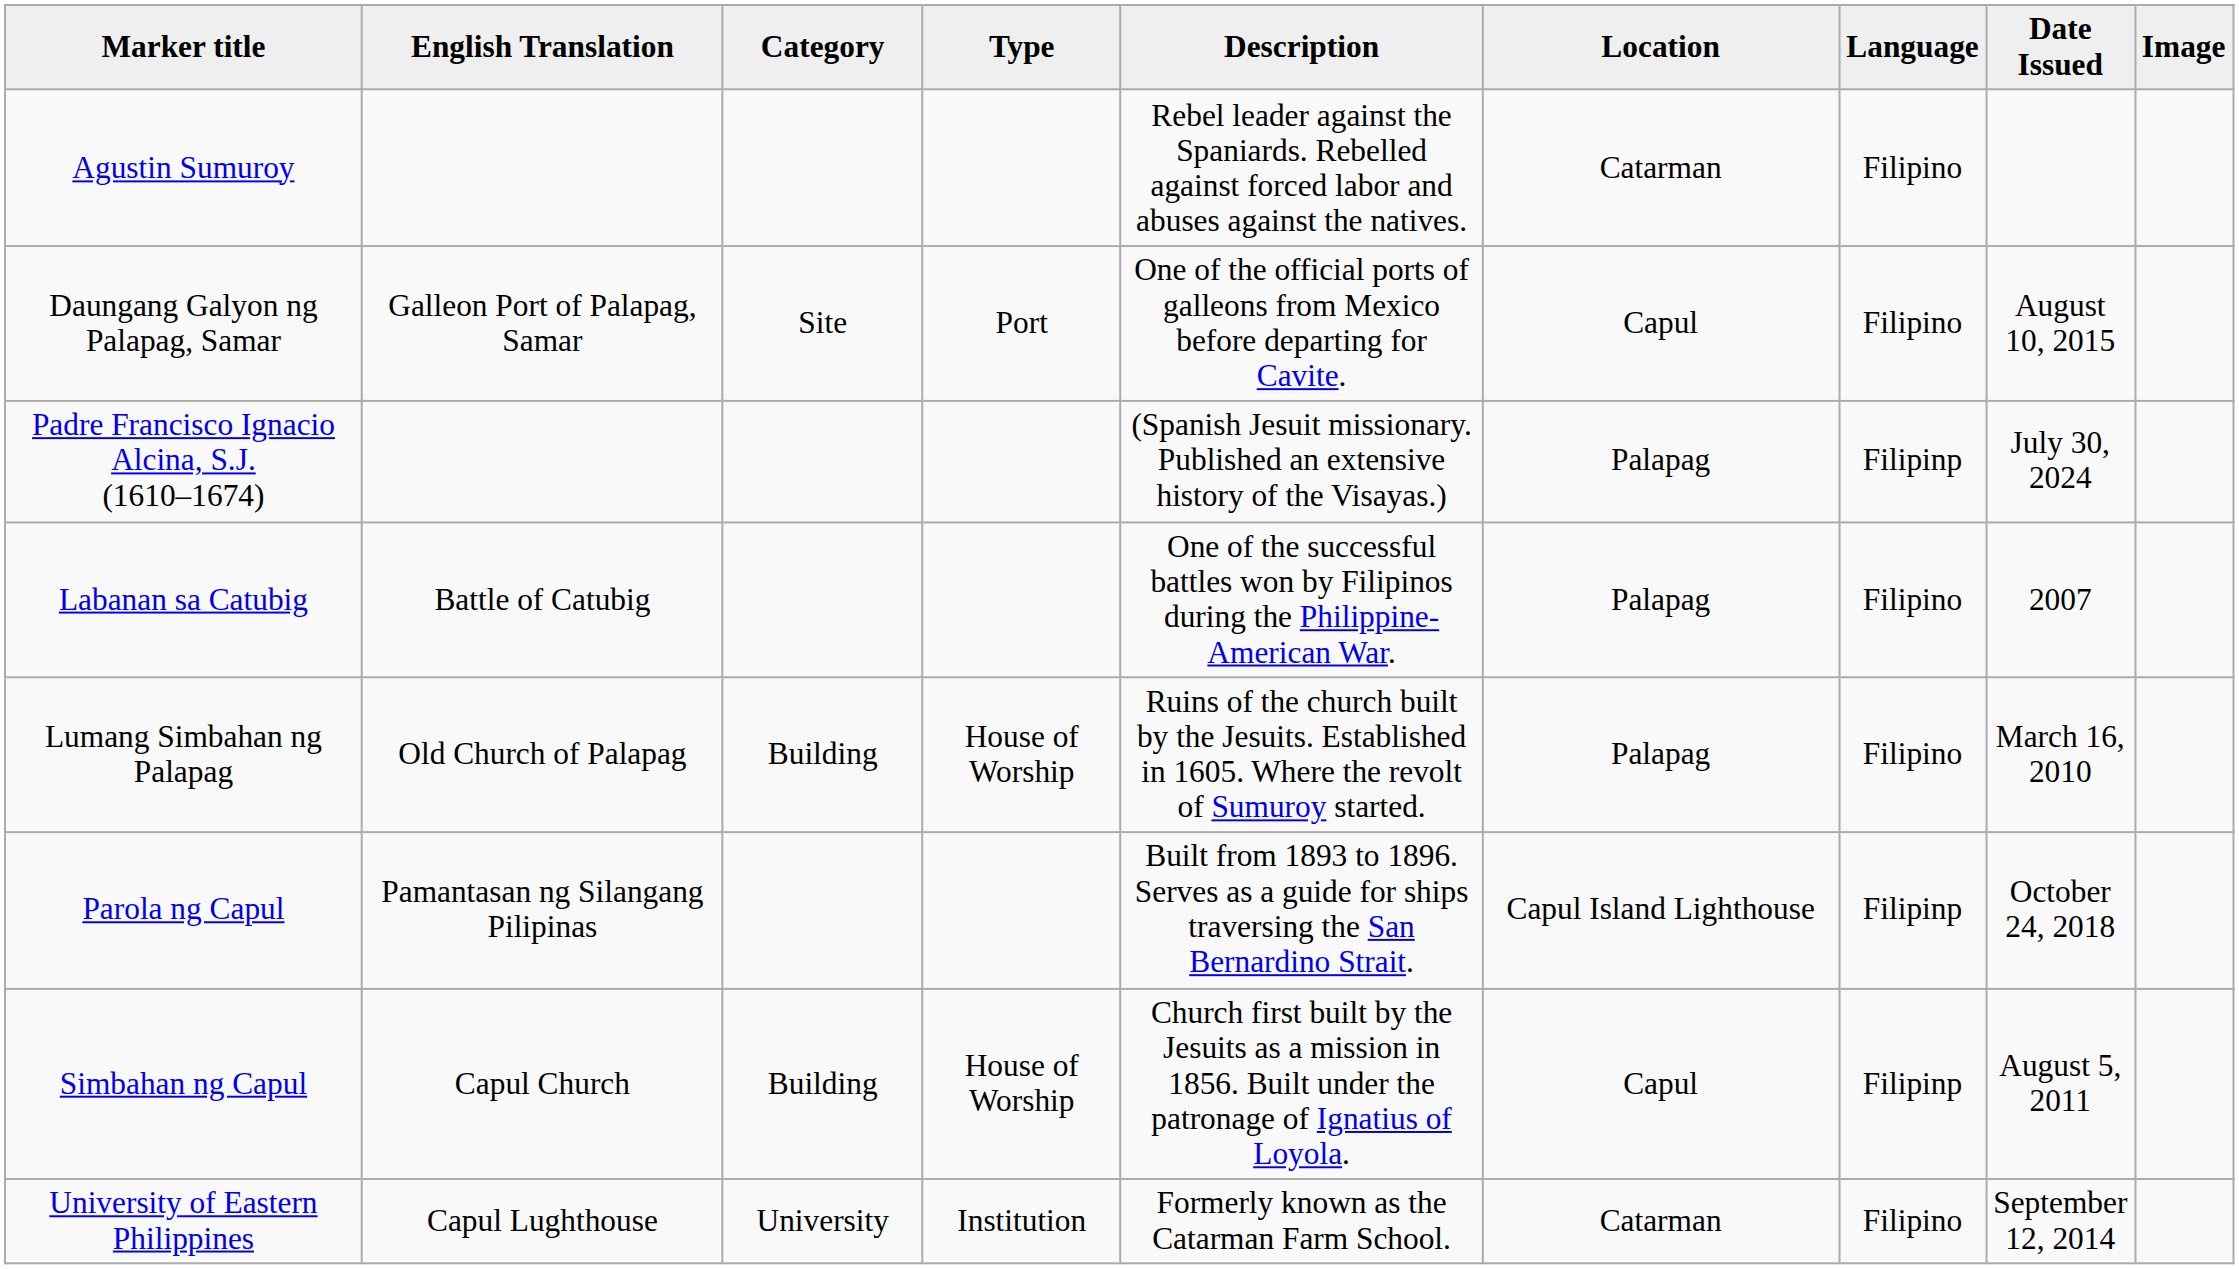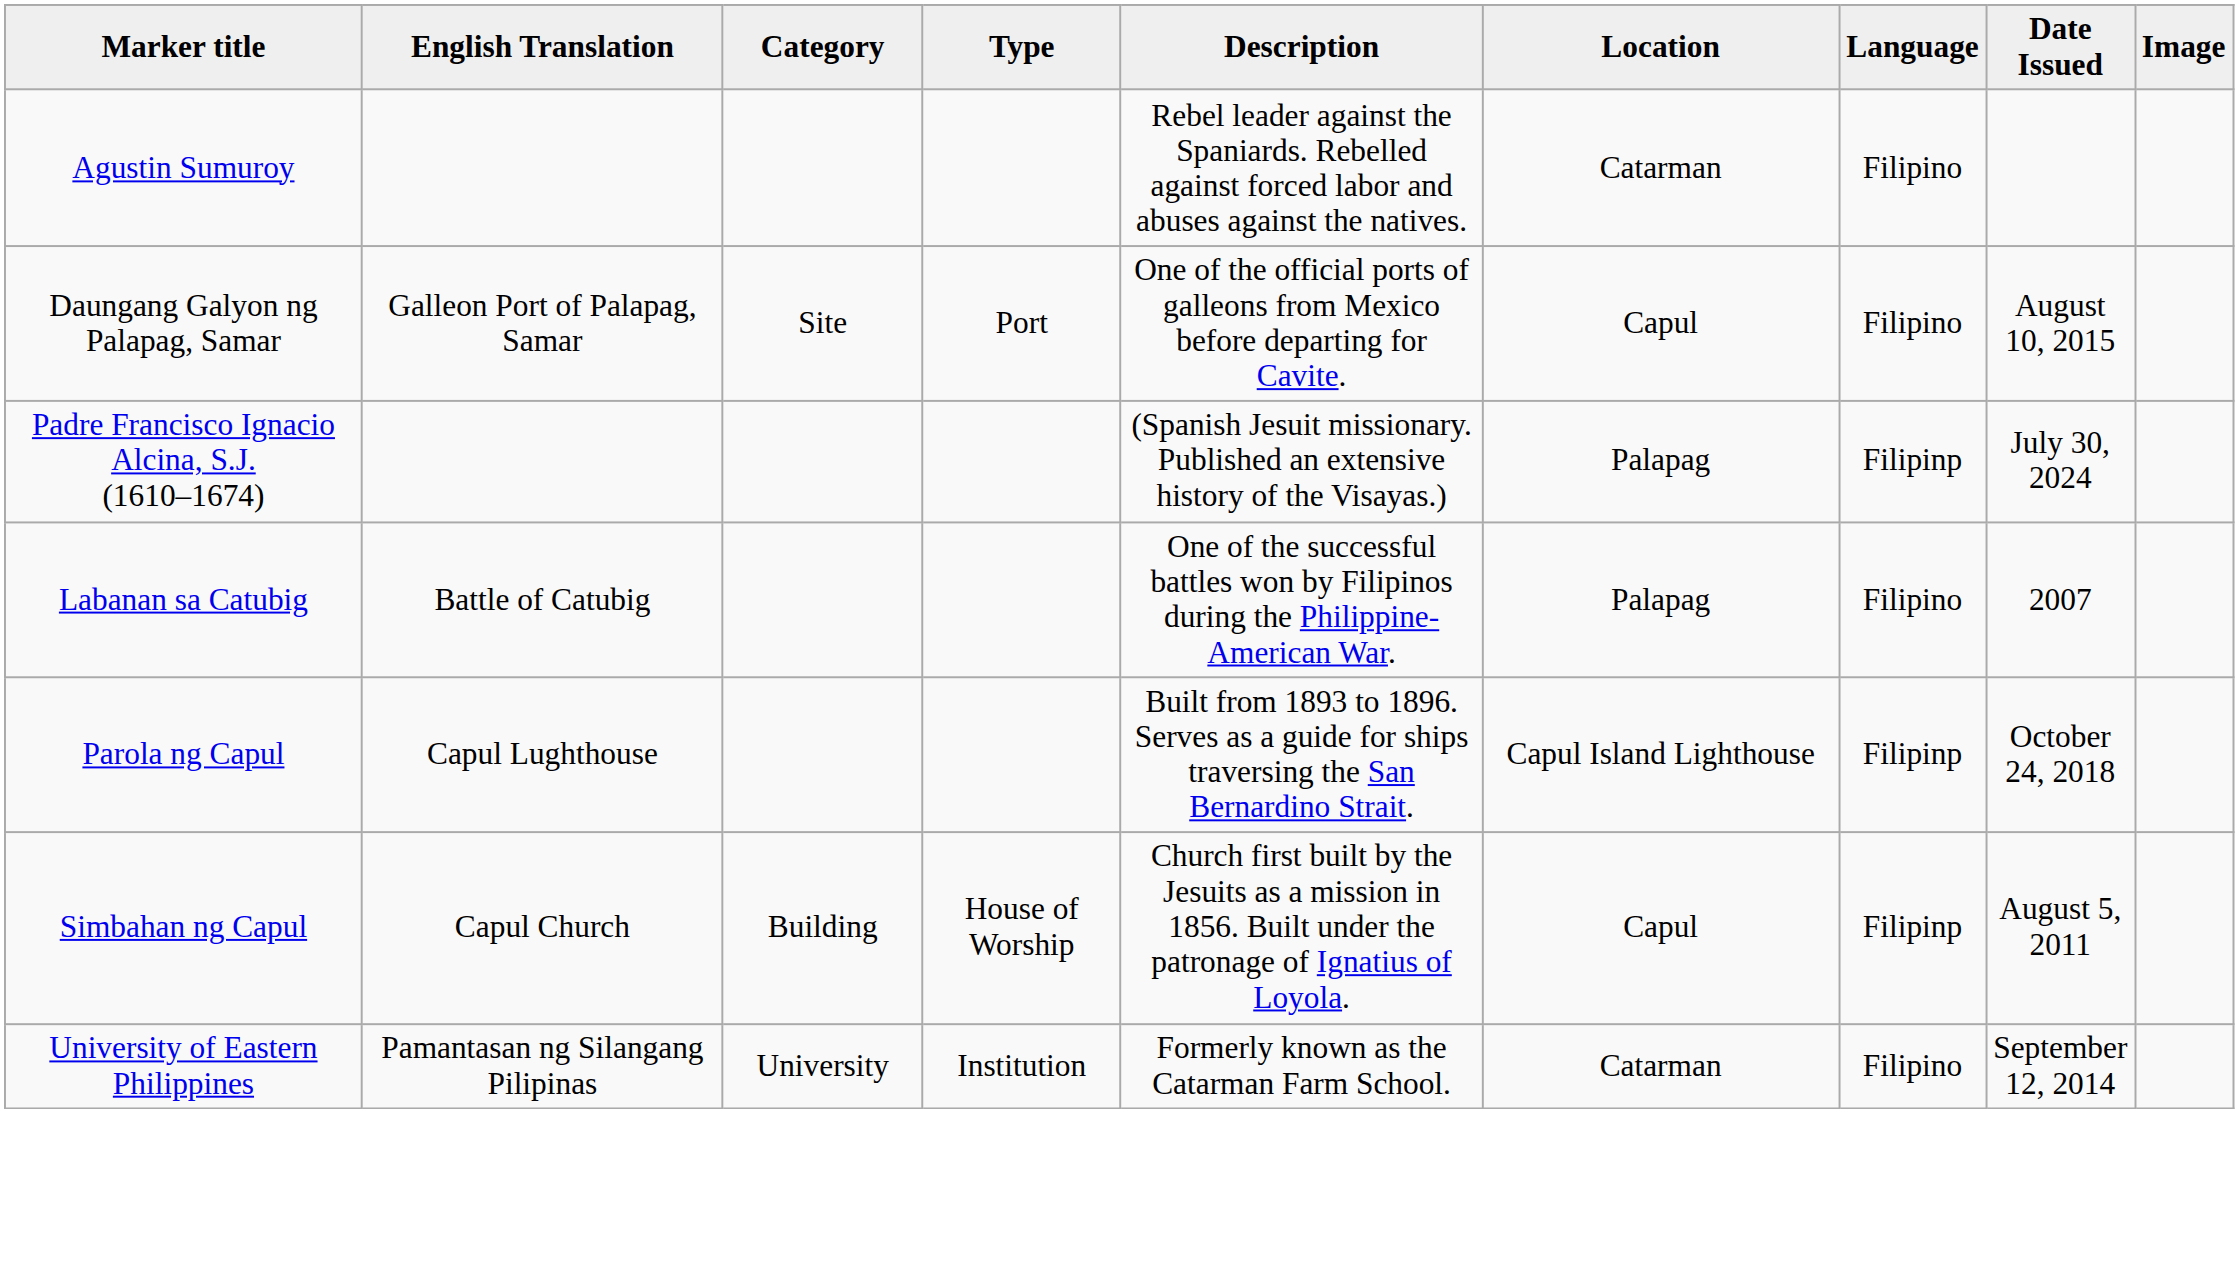- row: (183, 754)
(542, 909) Pamantasan ng Silangang Pilipinas -> (542, 754) Capul Lughthouse
(542, 1221) Capul Lughthouse -> (542, 1065) Pamantasan ng Silangang Pilipinas
